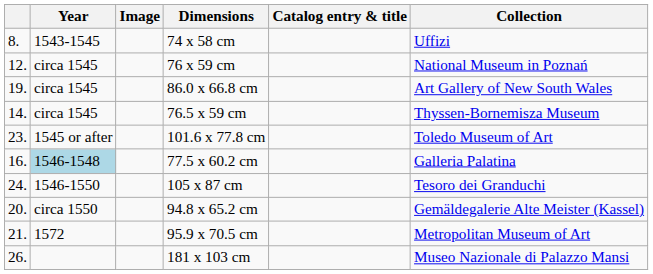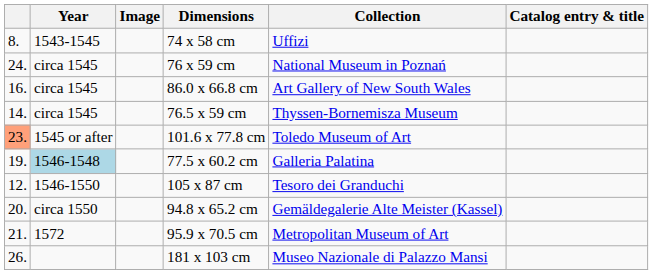columns swapped: (340, 16) <-> (529, 16)
(17, 64) 12. -> (17, 64) 24.
(17, 88) 19. -> (17, 88) 16.
(17, 137) no background -> (17, 137) lightsalmon background
(17, 161) 16. -> (17, 161) 19.
(17, 185) 24. -> (17, 185) 12.
